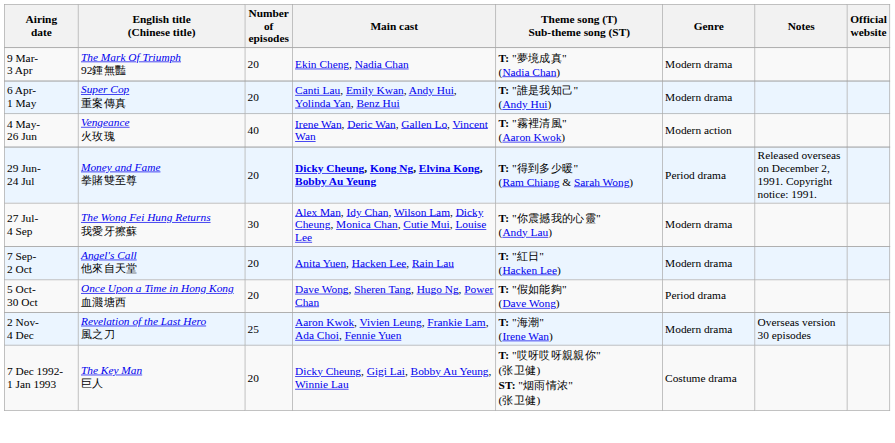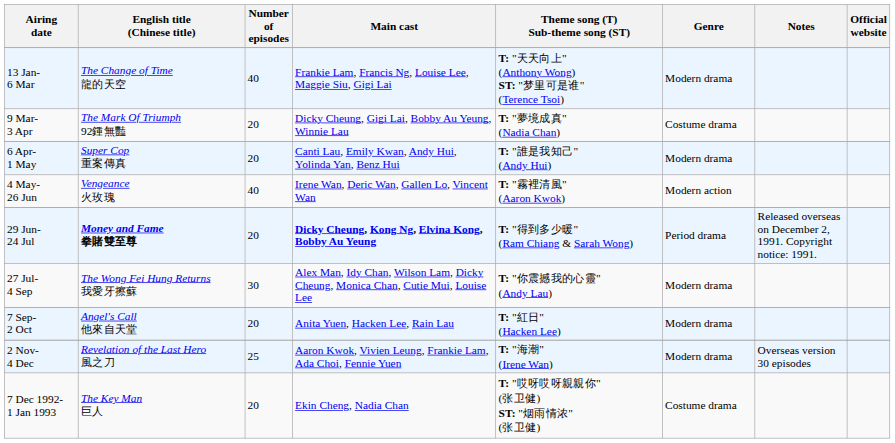+ row: (24, 78)
(352, 64) Ekin Cheng, Nadia Chan -> (393, 125) Dicky Cheung, Gigi Lai, Bobby Au Yeung, Winnie Lau
(699, 64) Modern drama -> (701, 125) Costume drama
(121, 174) normal -> (122, 234) bold
- row: (22, 296)
(393, 378) Dicky Cheung, Gigi Lai, Bobby Au Yeung, Winnie Lau -> (352, 405) Ekin Cheng, Nadia Chan
